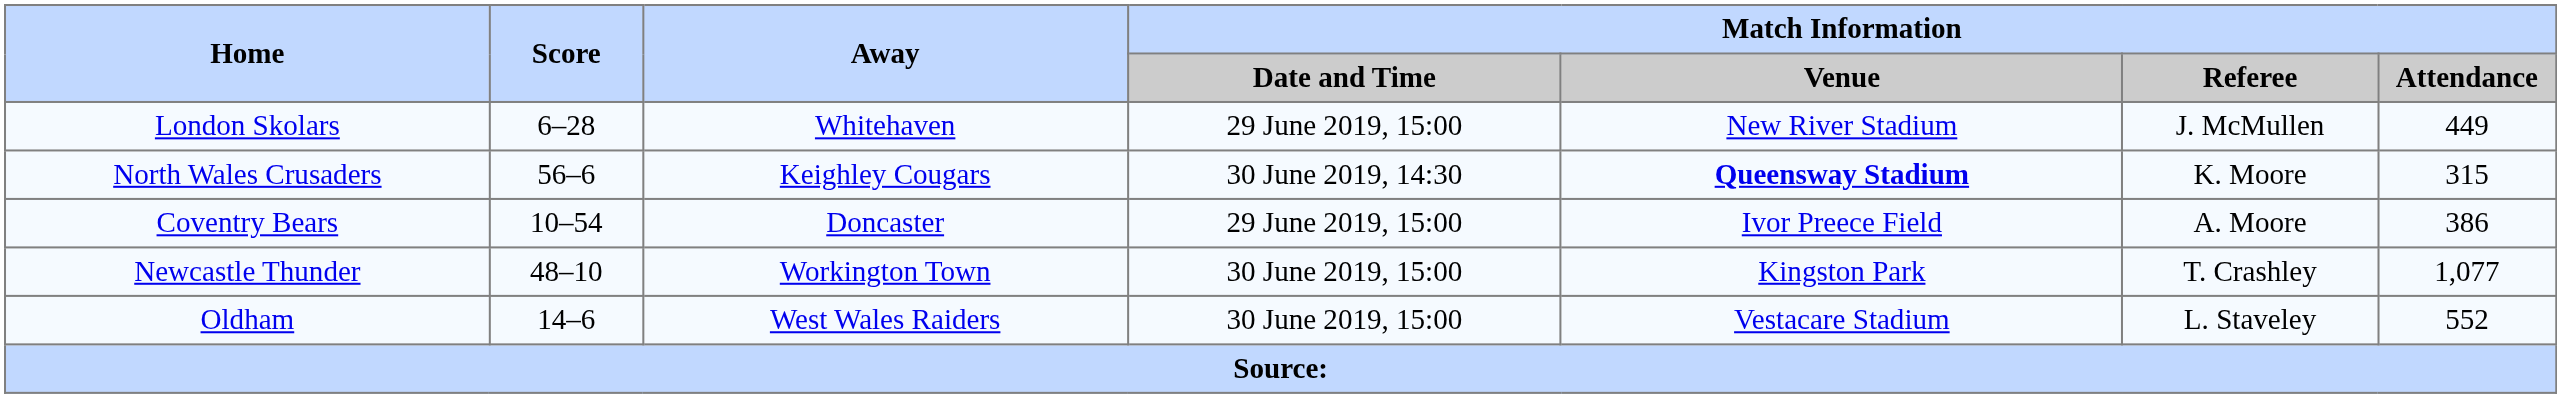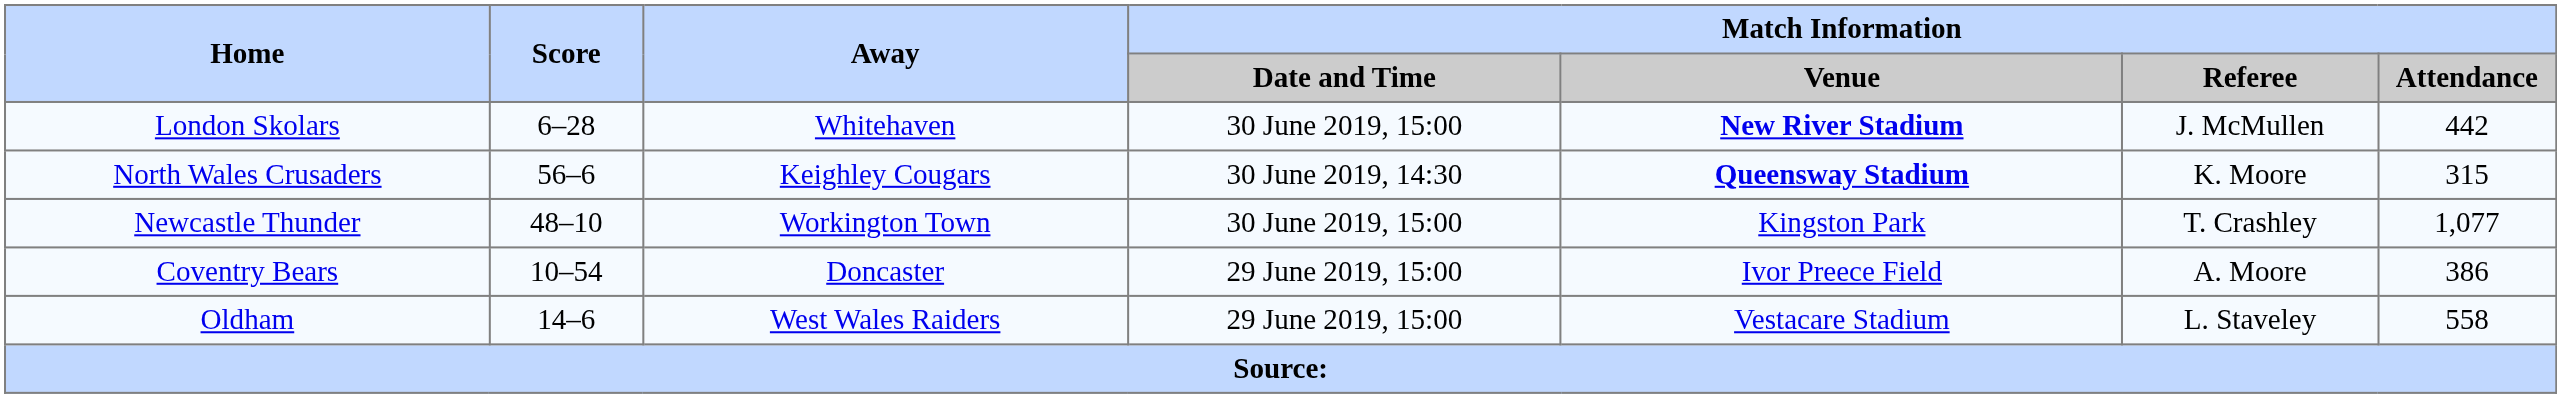(1344, 125) 29 June 2019, 15:00 -> (1344, 125) 30 June 2019, 15:00
(1842, 125) normal -> (1842, 125) bold
(2467, 125) 449 -> (2467, 125) 442
rows swapped: (247, 222) <-> (247, 271)
(1344, 319) 30 June 2019, 15:00 -> (1344, 319) 29 June 2019, 15:00
(2467, 319) 552 -> (2467, 319) 558
